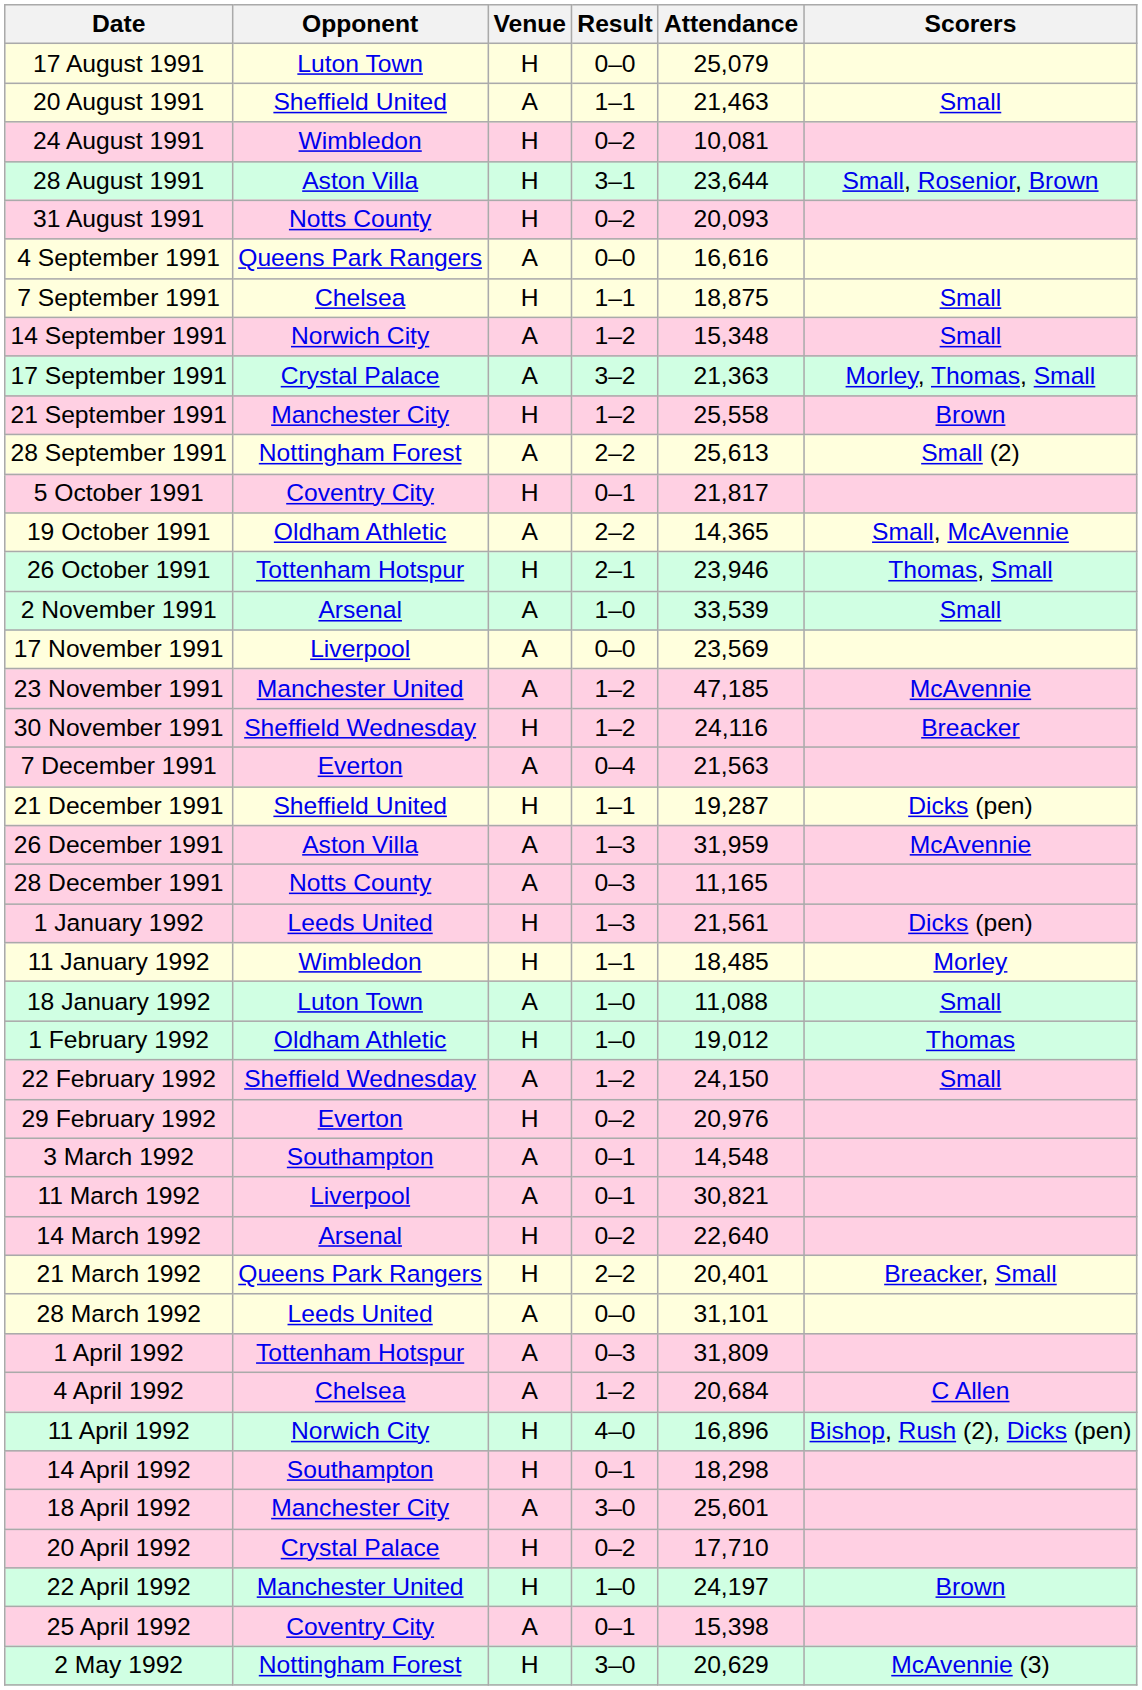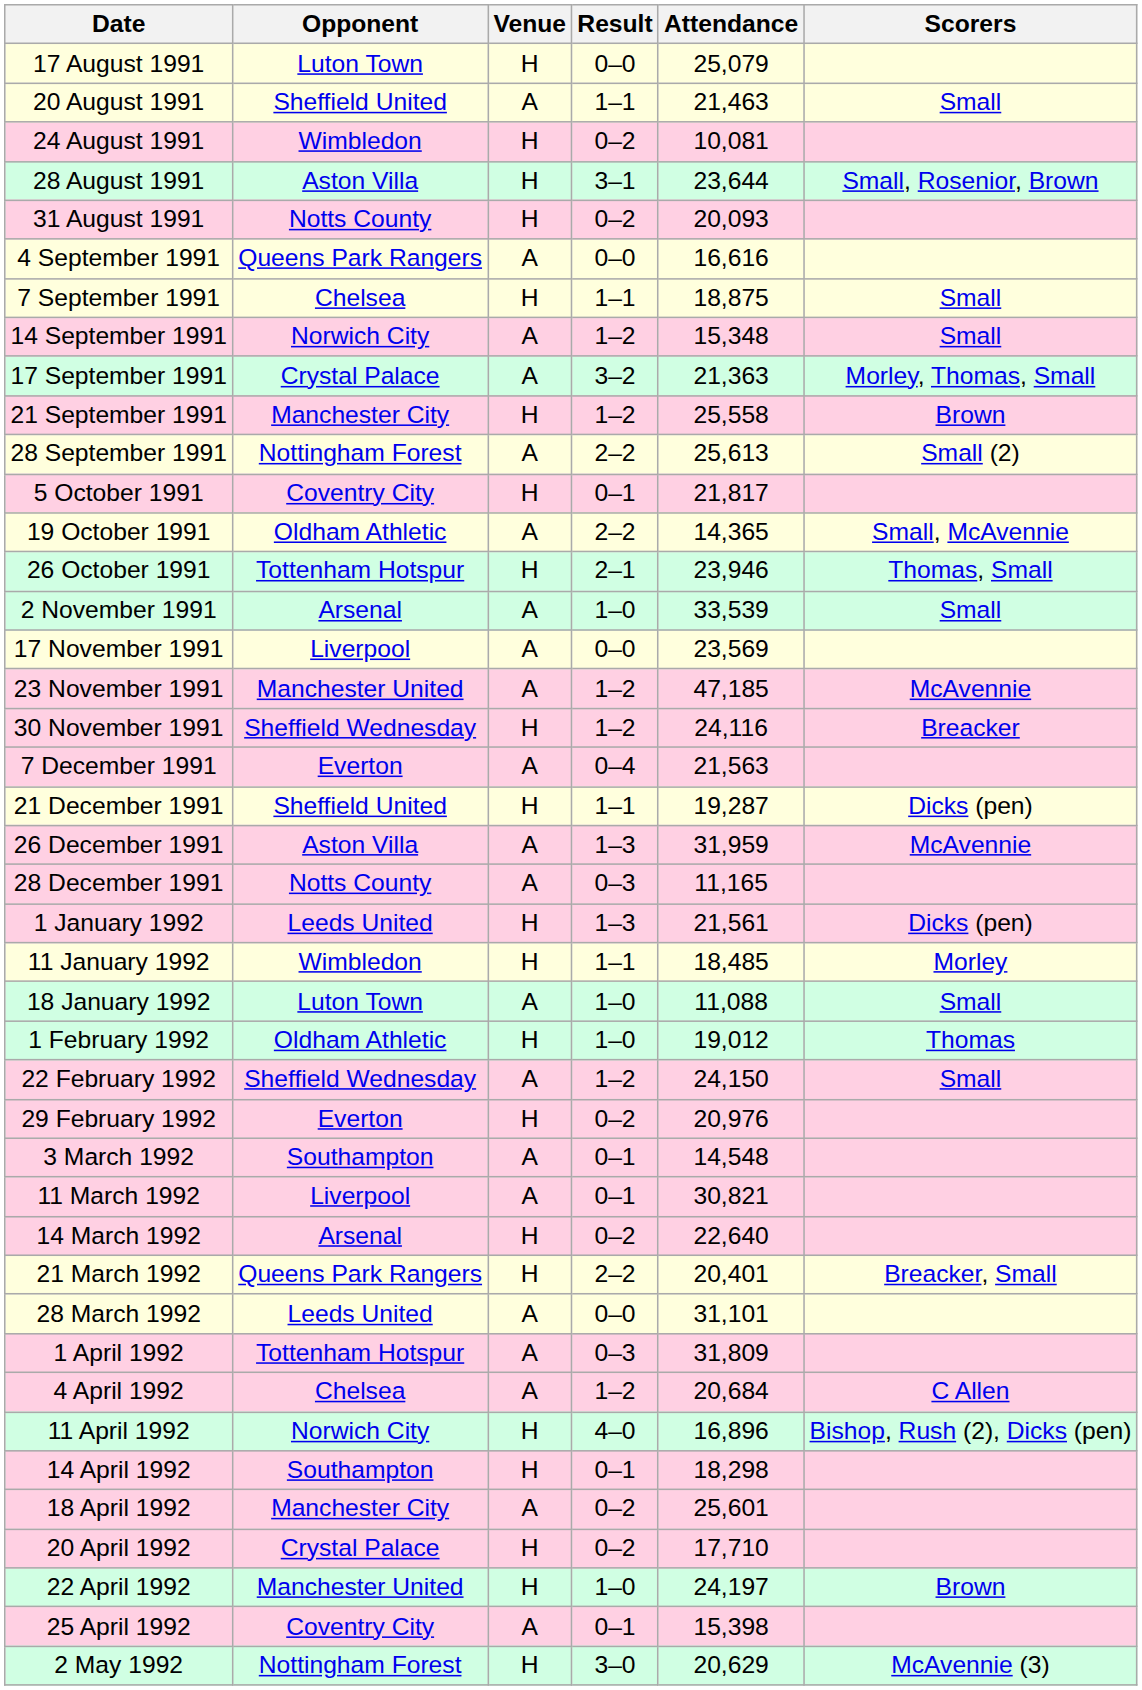(615, 1508) 3–0 -> (615, 1508) 0–2
